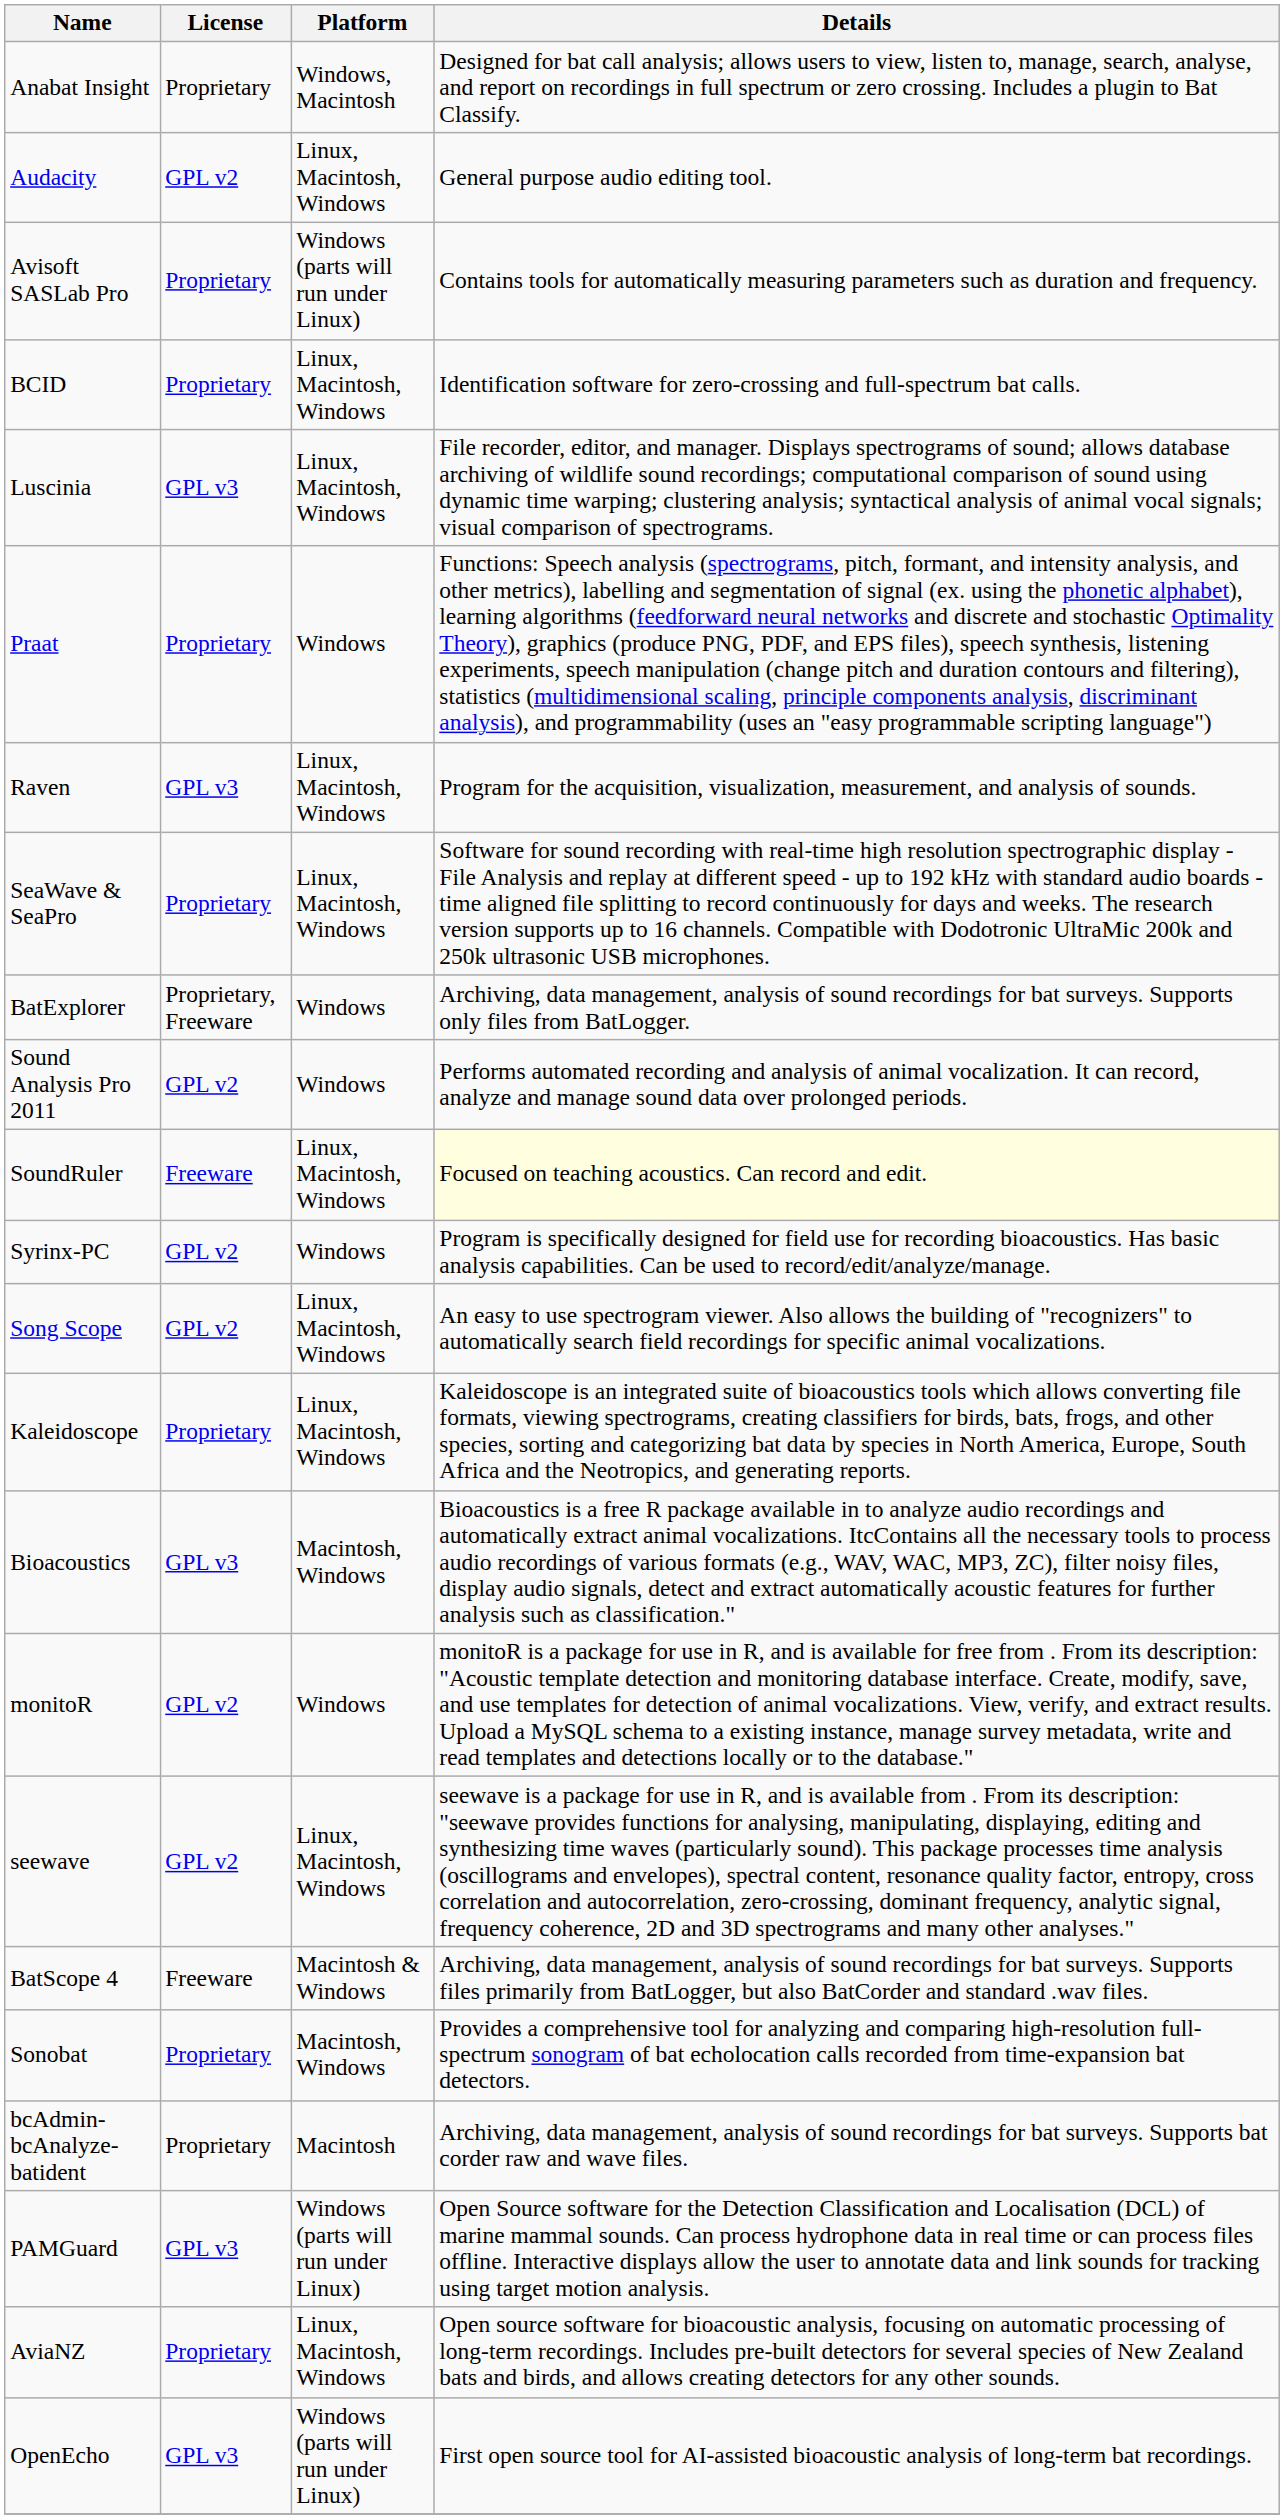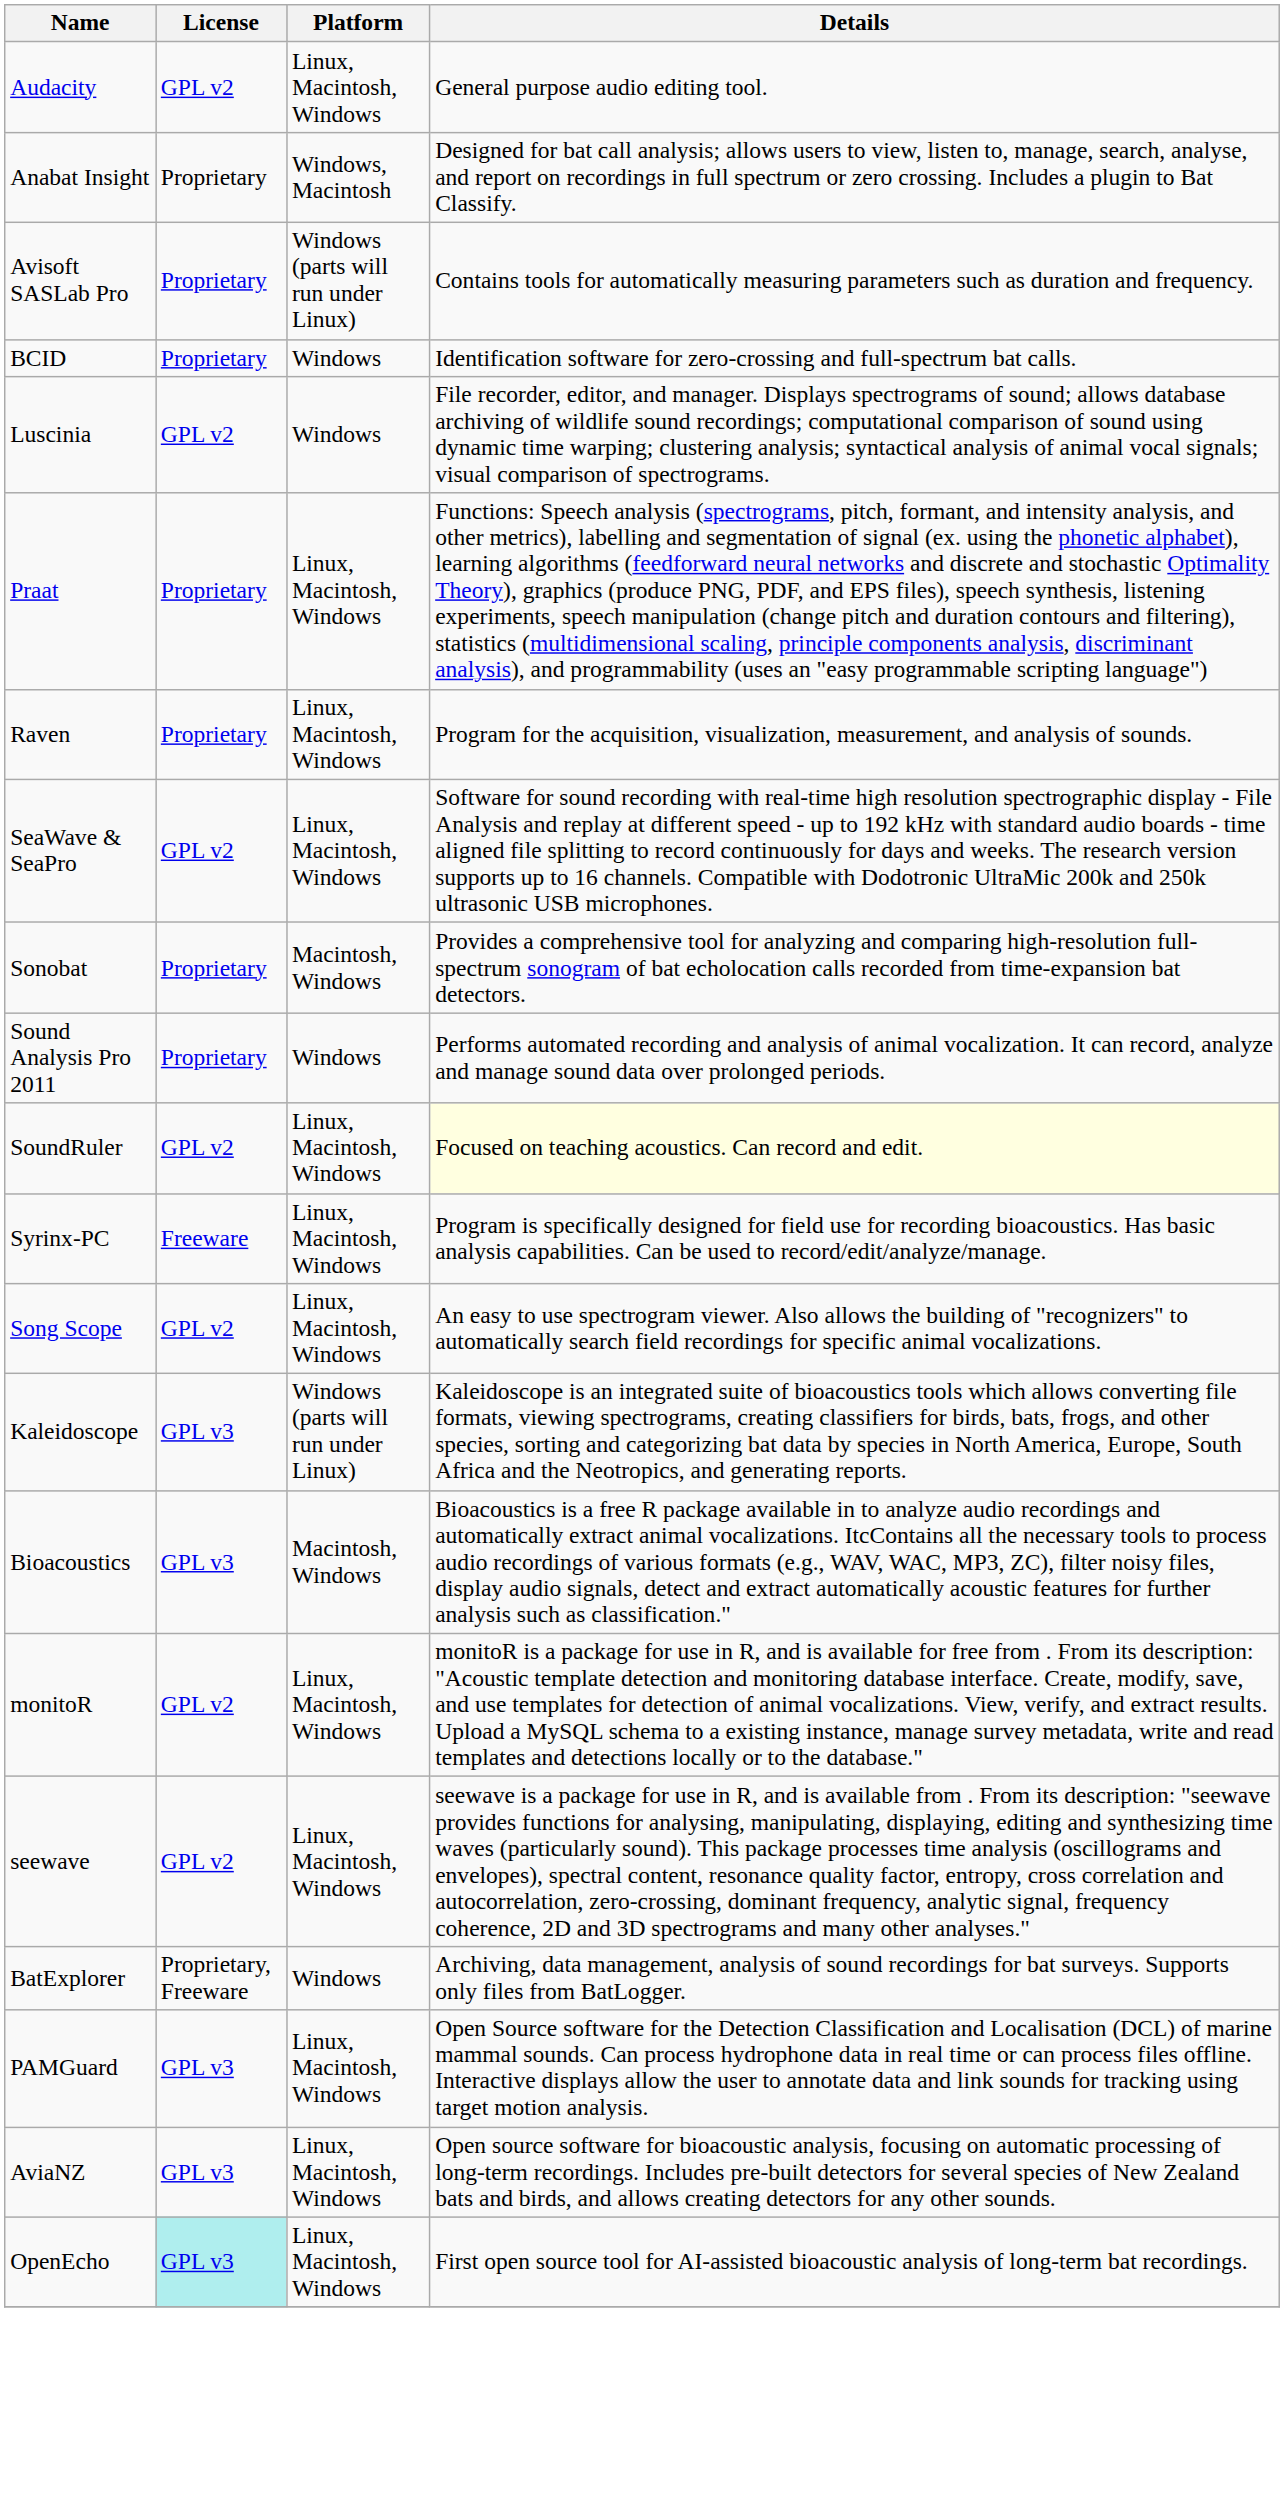rows swapped: (53, 177) <-> (80, 86)
(349, 384) Linux, Macintosh, Windows -> (336, 357) Windows
(202, 487) GPL v3 -> (197, 434) GPL v2
(349, 487) Linux, Macintosh, Windows -> (336, 434) Windows
(341, 643) Windows -> (344, 590) Linux, Macintosh, Windows
(202, 786) GPL v3 -> (214, 734) Proprietary
(218, 903) Proprietary -> (197, 850) GPL v2
rows swapped: (49, 2054) <-> (68, 1007)
(202, 1084) GPL v2 -> (214, 1057) Proprietary
(209, 1174) Freeware -> (197, 1147) GPL v2
(202, 1251) GPL v2 -> (205, 1238) Freeware
(341, 1251) Windows -> (344, 1238) Linux, Macintosh, Windows
(218, 1431) Proprietary -> (197, 1431) GPL v3
(349, 1431) Linux, Macintosh, Windows -> (340, 1431) Windows (parts will run under Linux)
(341, 1704) Windows -> (344, 1704) Linux, Macintosh, Windows
- row: (64, 1977)
- row: (64, 2145)
(344, 2248) Windows (parts will run under Linux) -> (344, 2068) Linux, Macintosh, Windows
(218, 2351) Proprietary -> (197, 2171) GPL v3
(202, 2455) no background -> (197, 2261) paleturquoise background
(344, 2455) Windows (parts will run under Linux) -> (344, 2261) Linux, Macintosh, Windows
